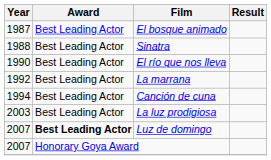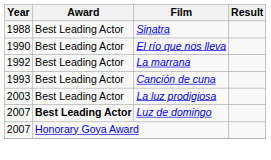- row: (182, 29)
(19, 96) 1994 -> (19, 79) 1993
